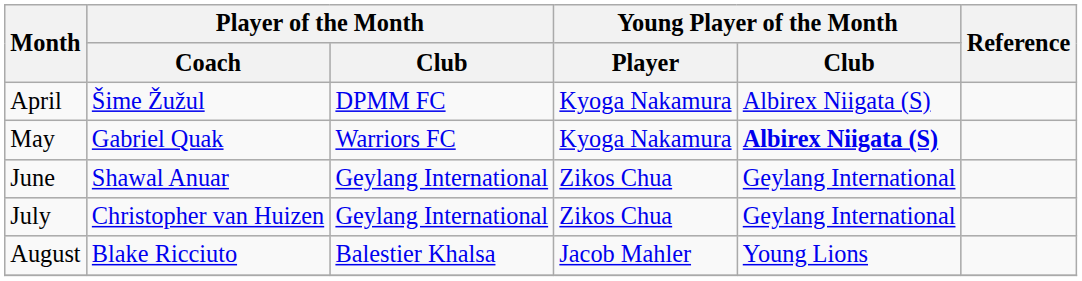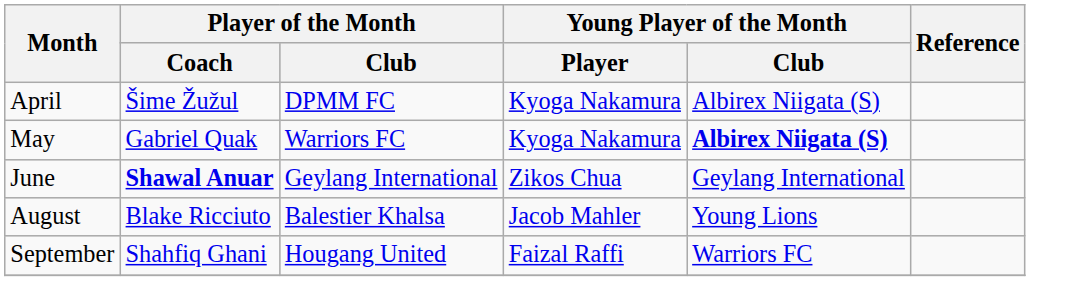(160, 178) normal -> (200, 178) bold
- row: (31, 216)
+ row: (62, 255)
